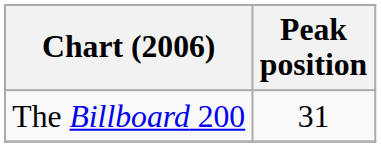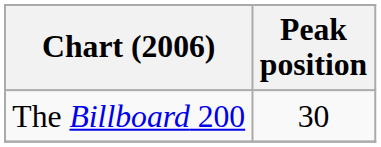(313, 115) 31 -> (313, 115) 30
